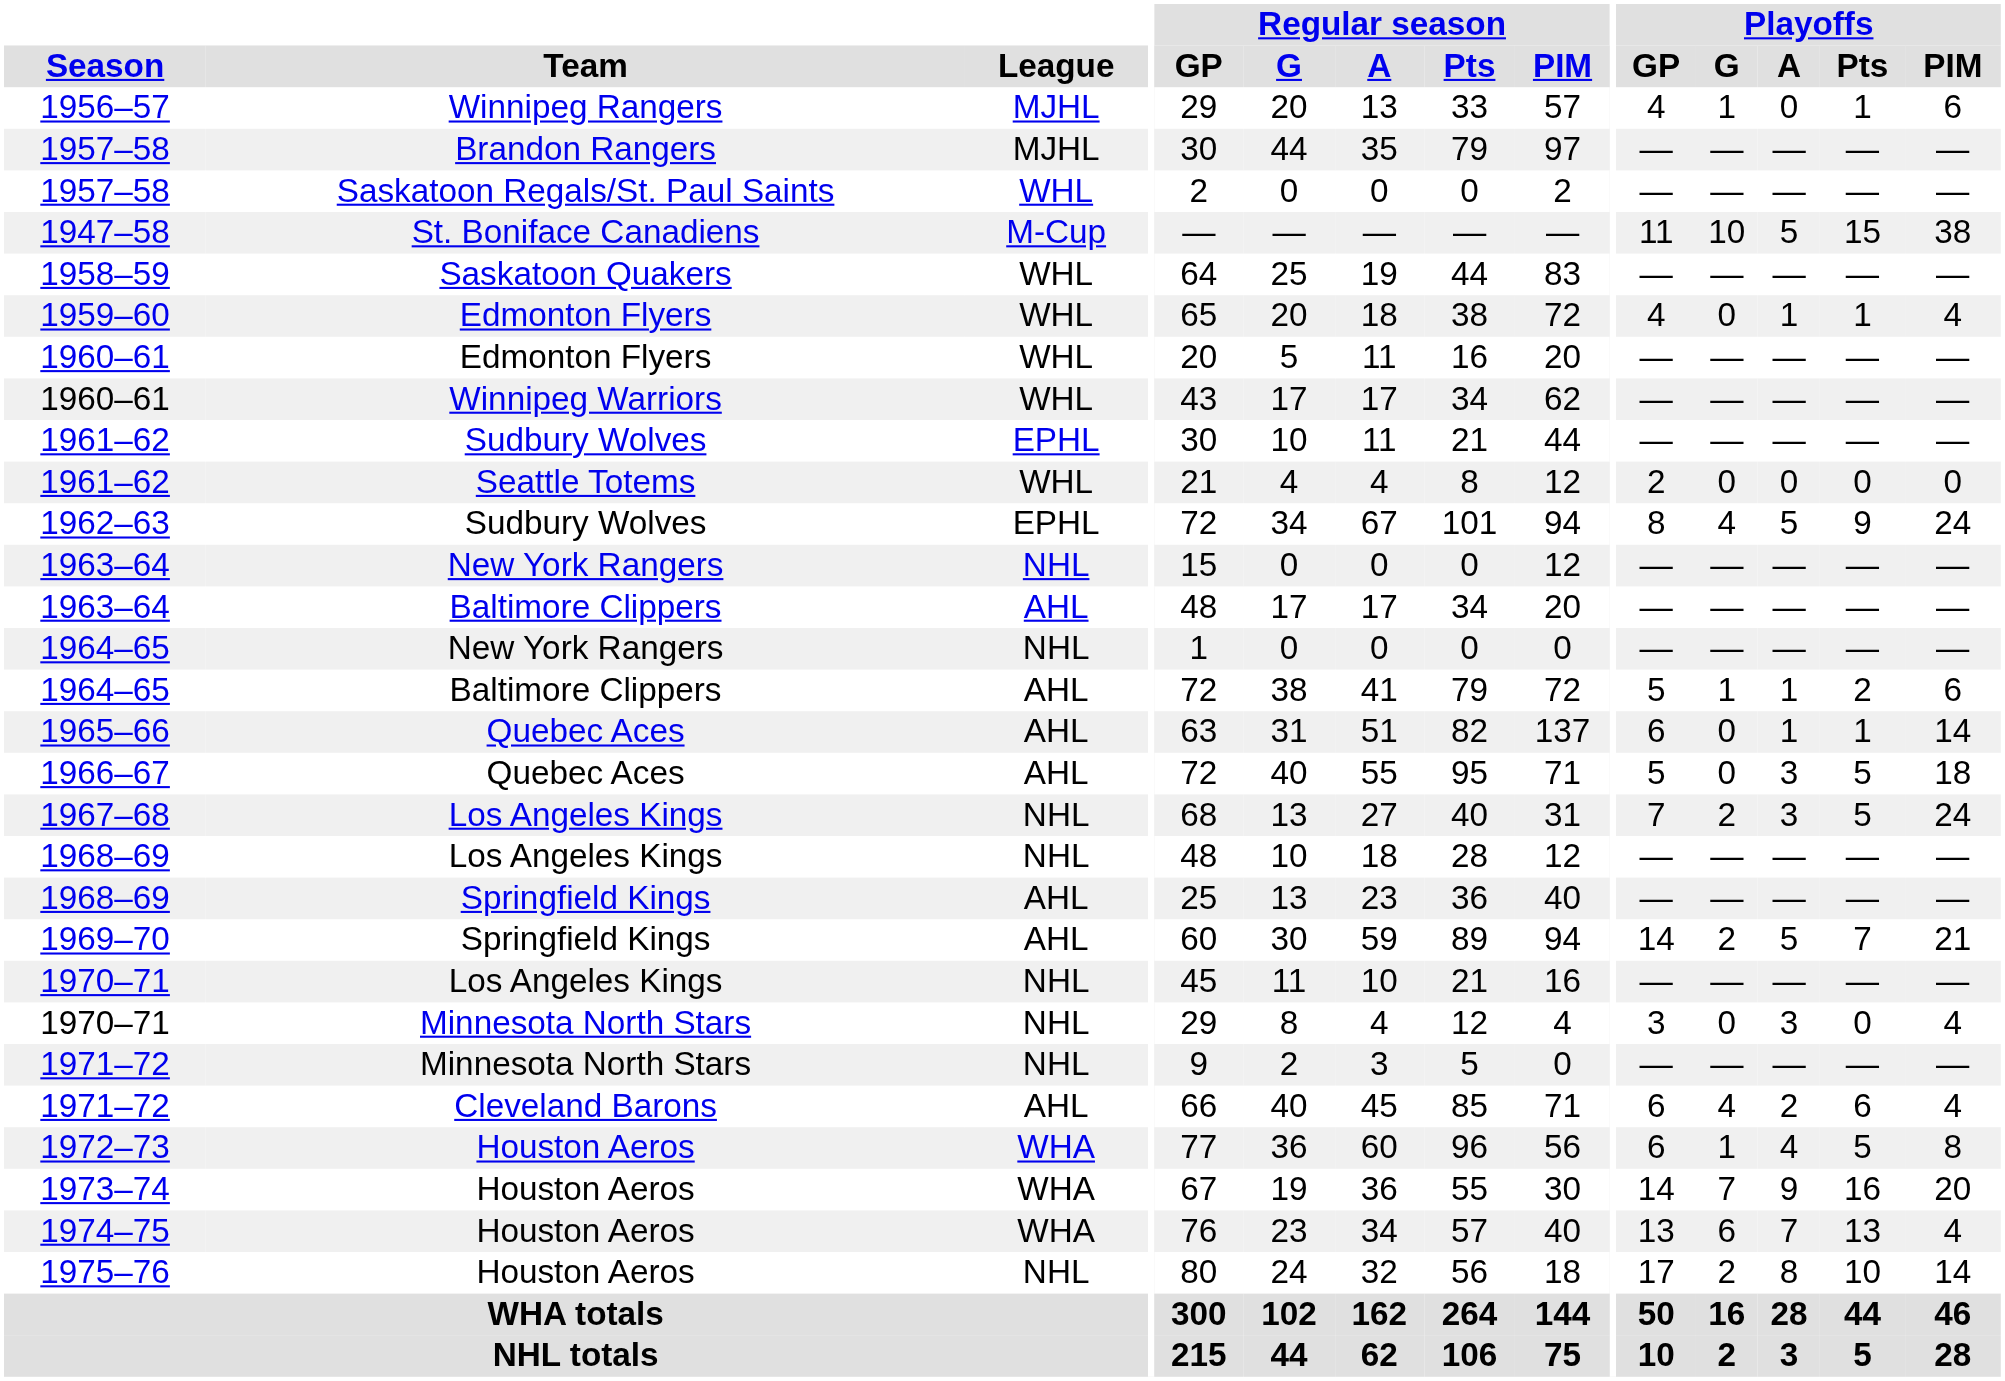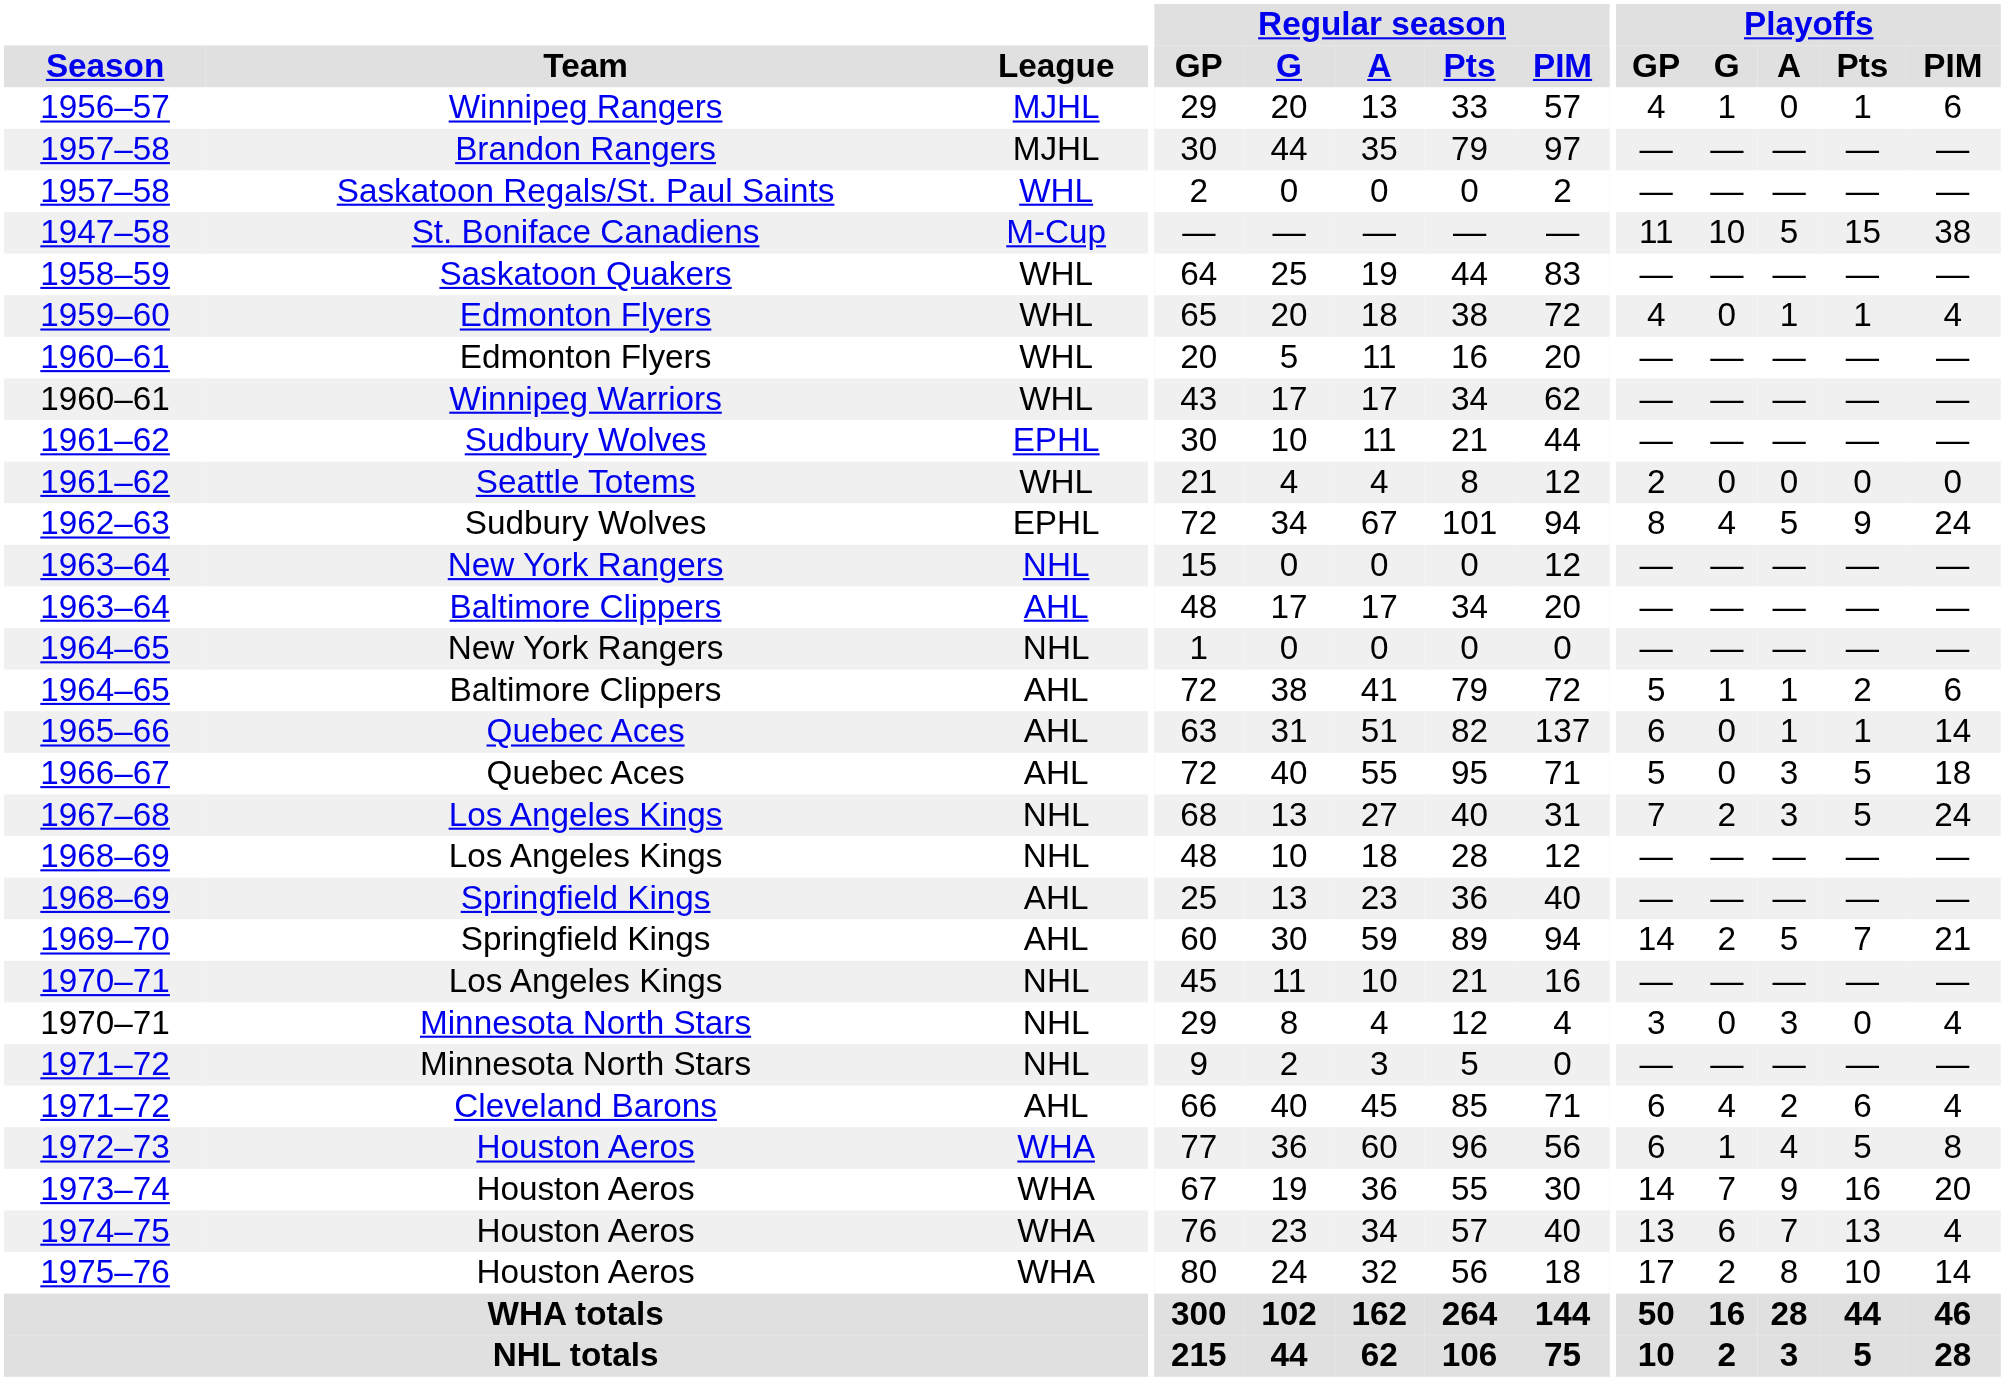(1056, 1272) NHL -> (1056, 1272) WHA
